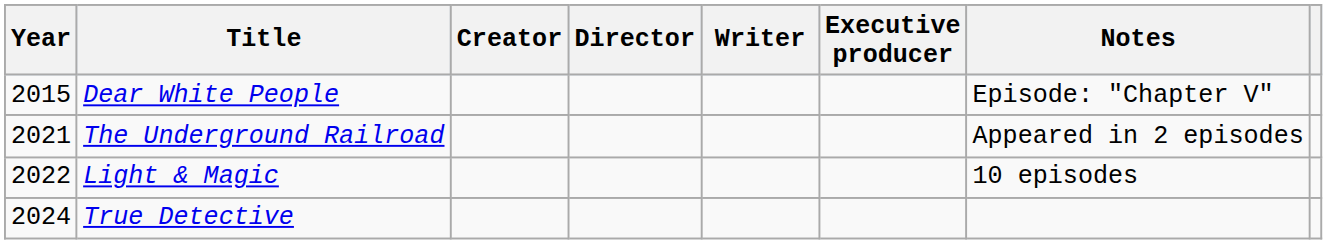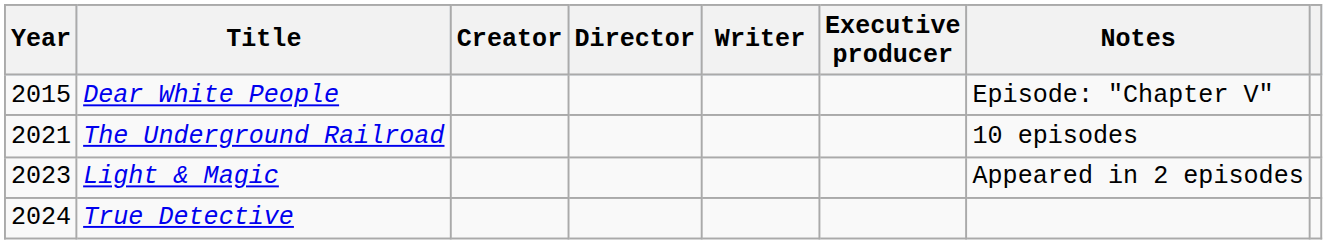(1138, 136) Appeared in 2 episodes -> (1055, 136) 10 episodes
(41, 177) 2022 -> (41, 177) 2023
(1055, 177) 10 episodes -> (1138, 177) Appeared in 2 episodes
